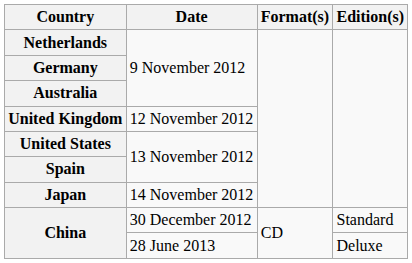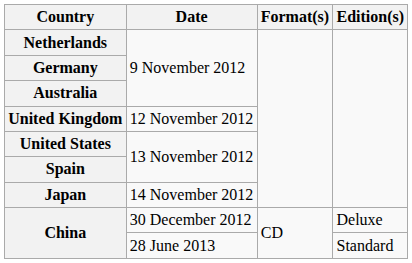(365, 220) Standard -> (360, 220) Deluxe
(360, 245) Deluxe -> (365, 245) Standard
